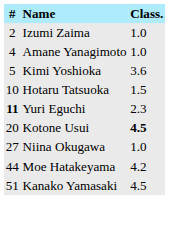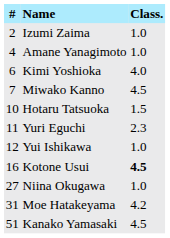(12, 70) 5 -> (12, 70) 6
(138, 70) 3.6 -> (138, 70) 4.0
+ row: (63, 90)
(12, 109) bold -> (12, 128) normal
+ row: (57, 147)
(12, 128) 20 -> (12, 166) 16
(12, 166) 44 -> (12, 204) 31
